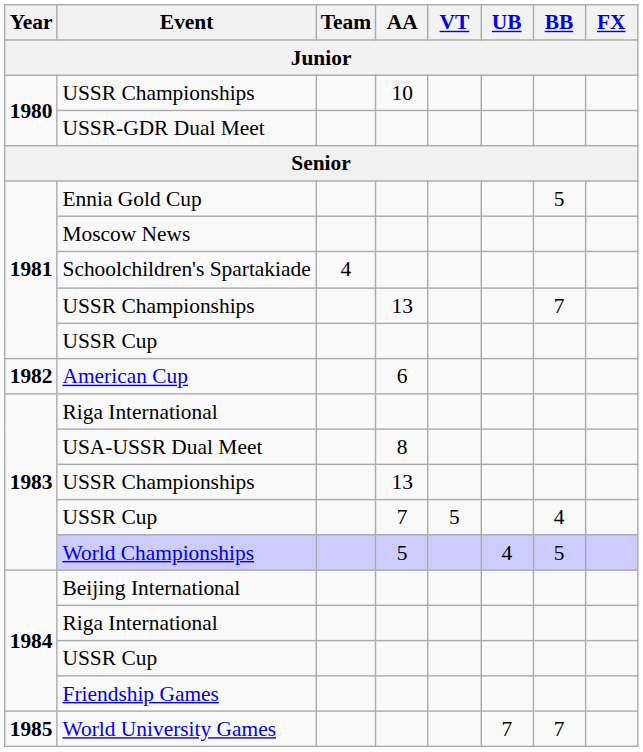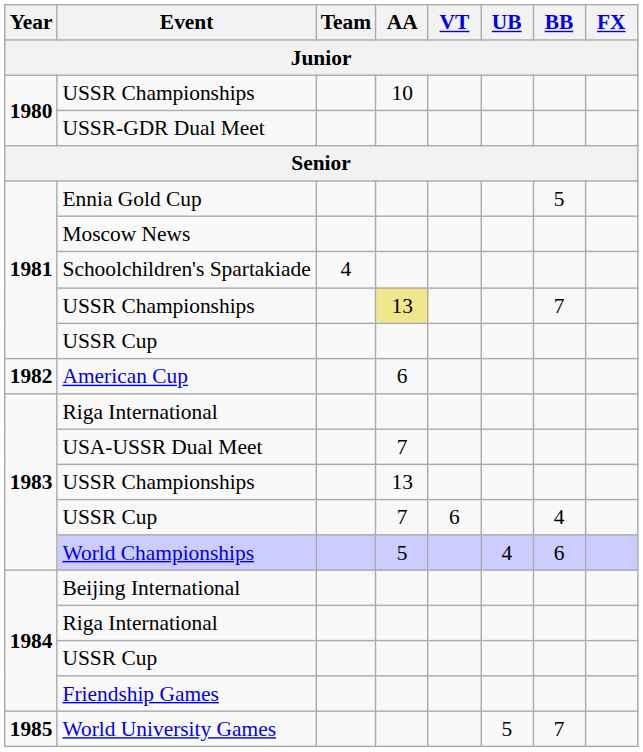(402, 305) no background -> (402, 305) khaki background
(402, 446) 8 -> (402, 446) 7
(454, 517) 5 -> (454, 517) 6
(559, 552) 5 -> (559, 552) 6
(507, 729) 7 -> (507, 729) 5
